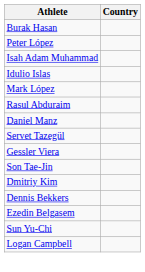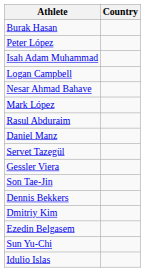rows swapped: (28, 74) <-> (39, 244)
+ row: (49, 89)
rows swapped: (38, 197) <-> (32, 182)
